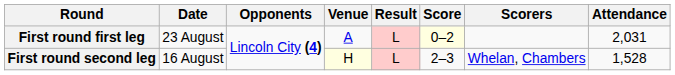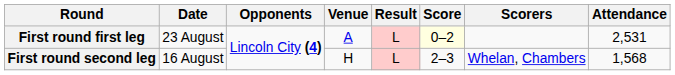(629, 37) 2,031 -> (629, 37) 2,531
(348, 59) lightyellow background -> (348, 59) no background
(629, 59) 1,528 -> (629, 59) 1,568
